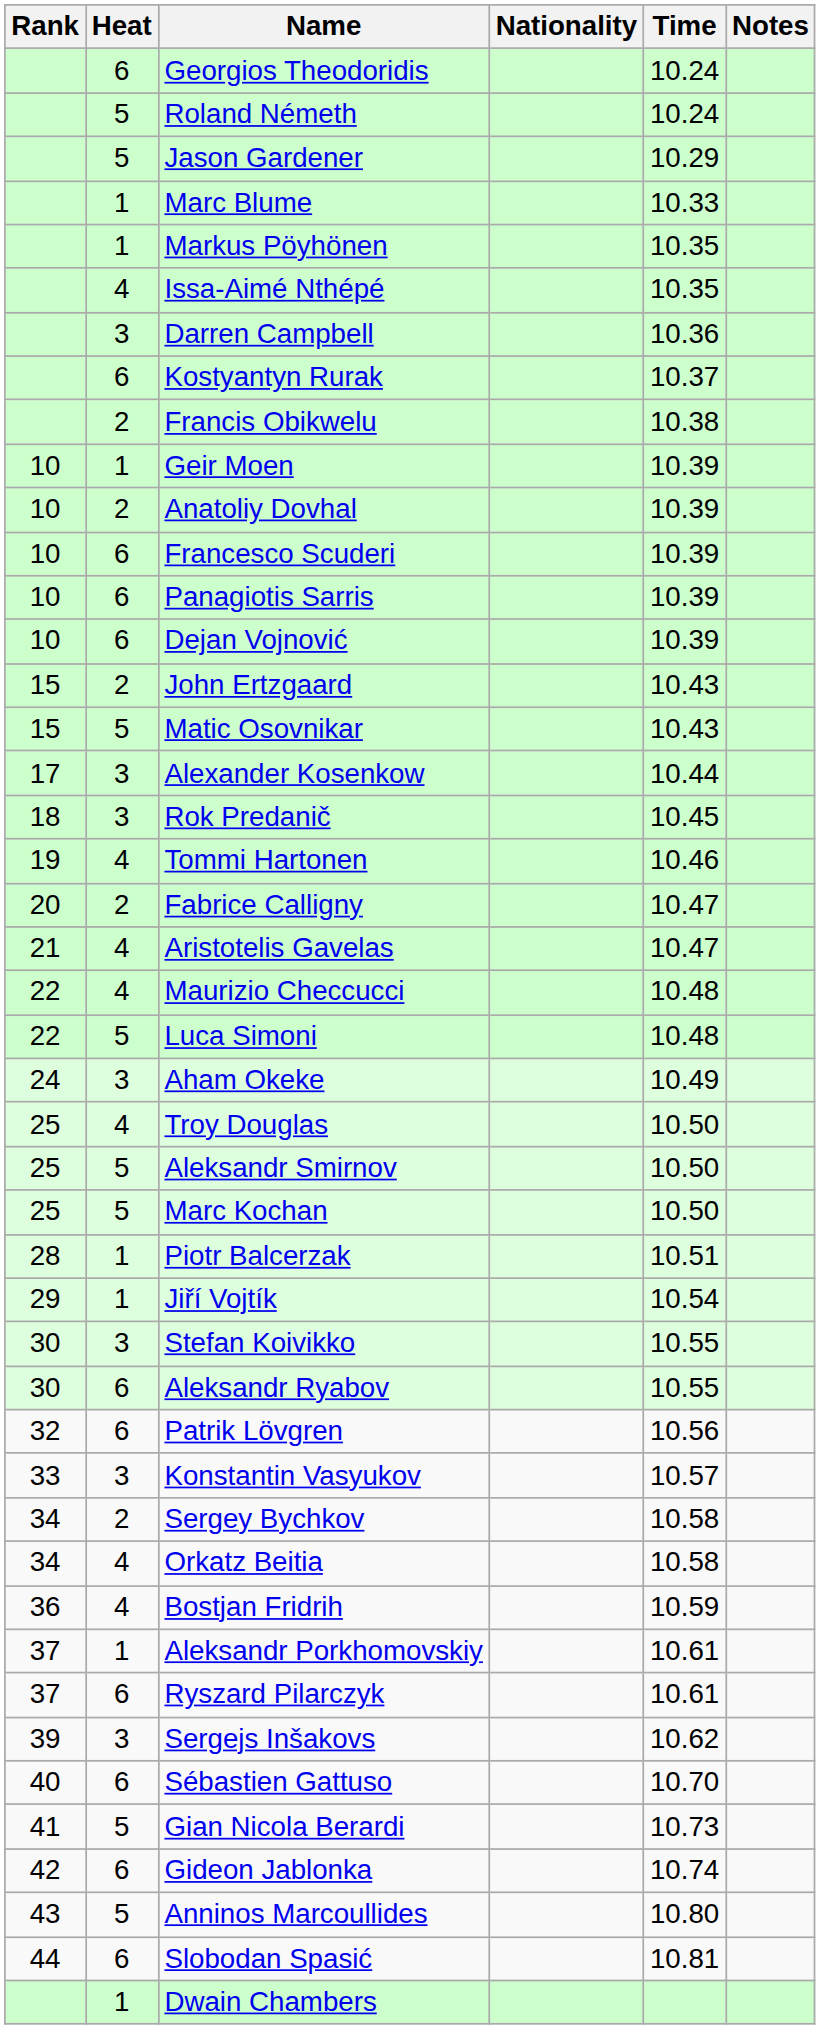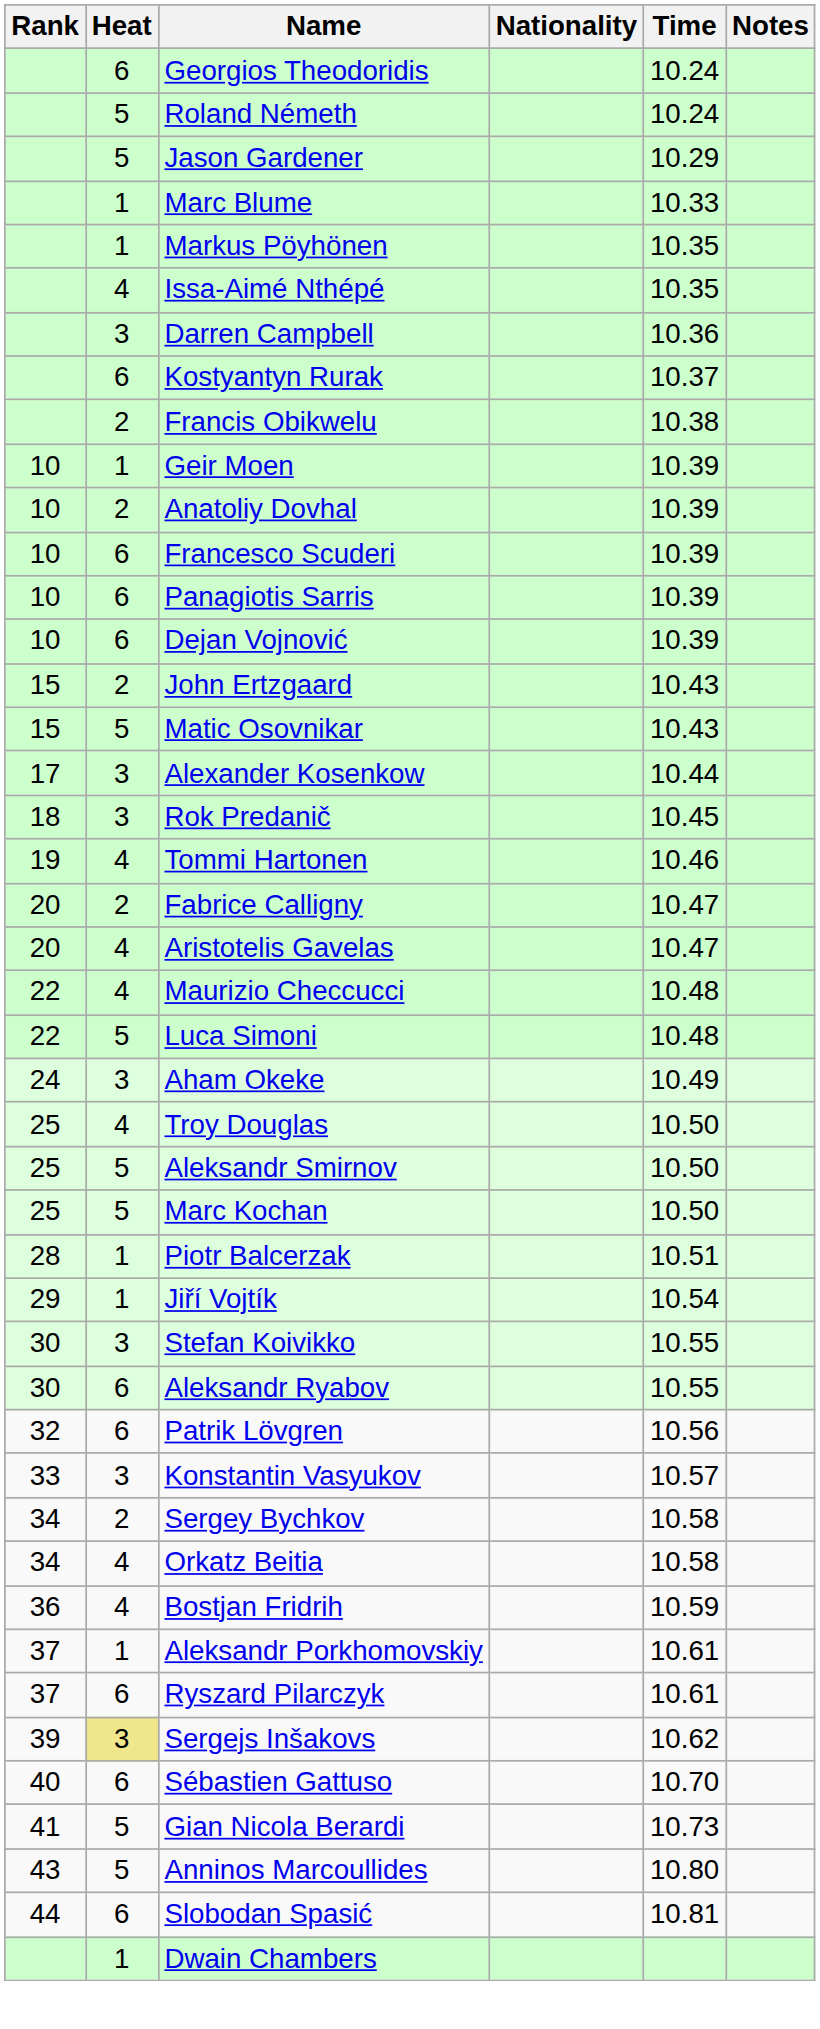(45, 948) 21 -> (45, 948) 20
(122, 1738) no background -> (122, 1738) khaki background
- row: (268, 1870)
